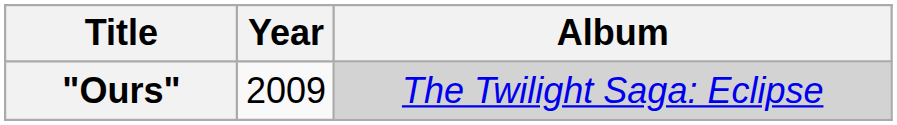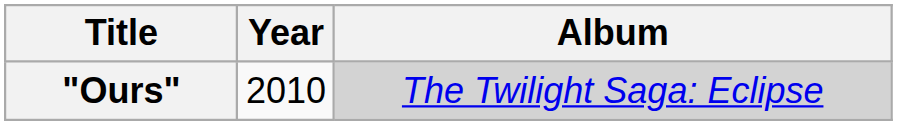(286, 90) 2009 -> (286, 90) 2010
